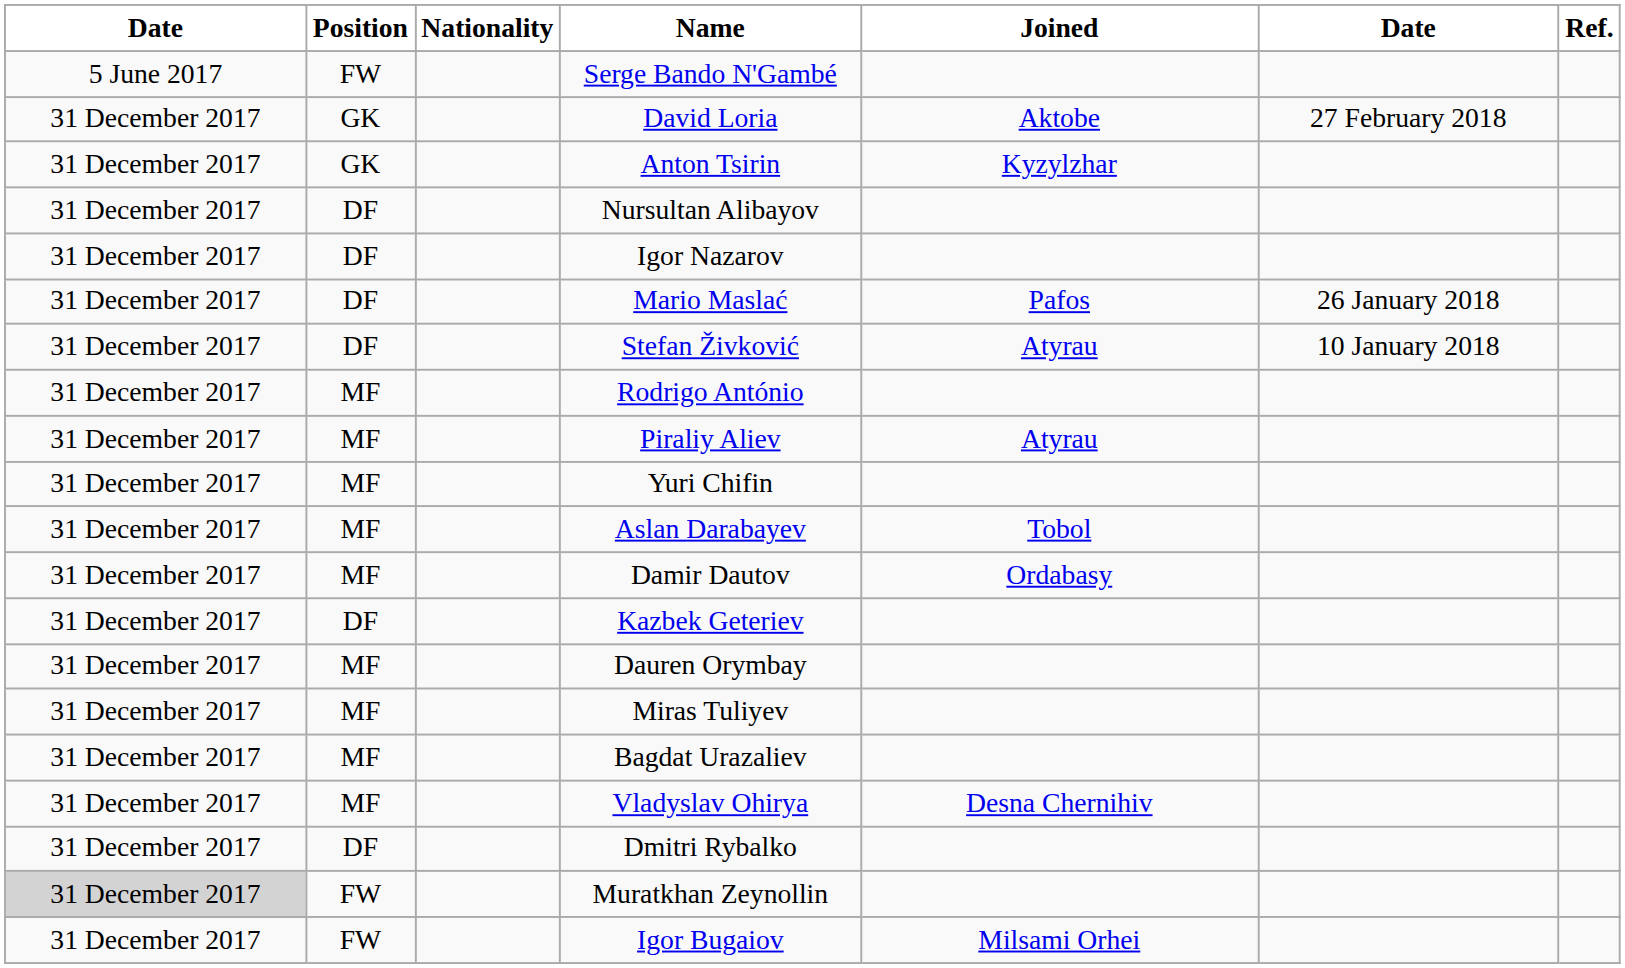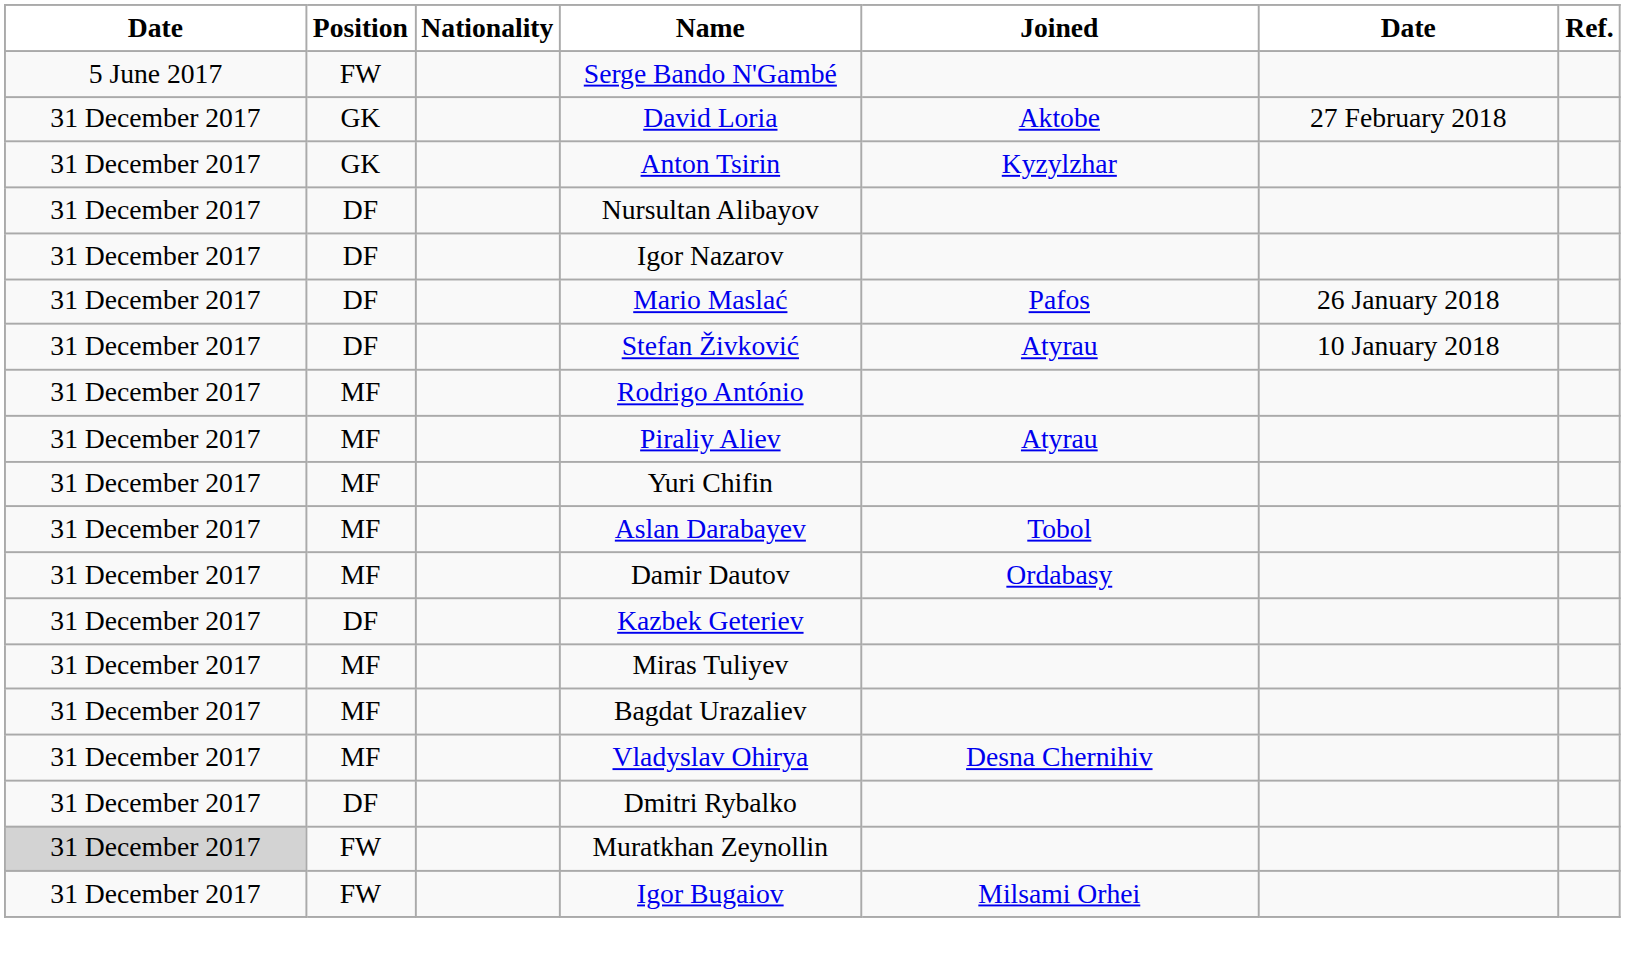- row: (710, 666)
